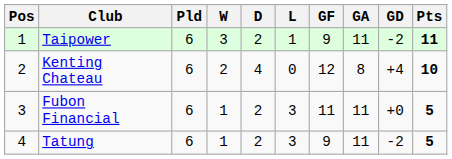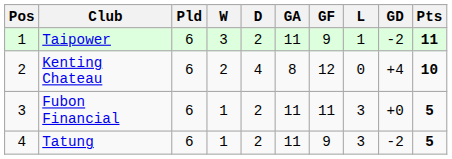columns swapped: (292, 16) <-> (361, 16)
